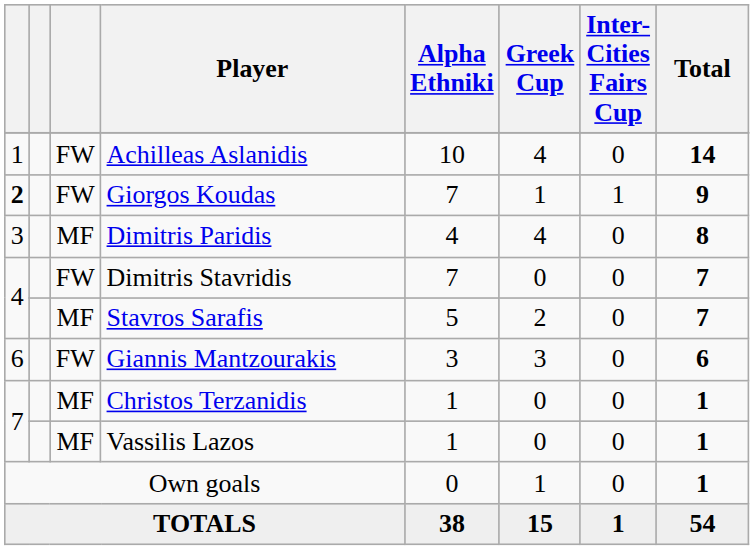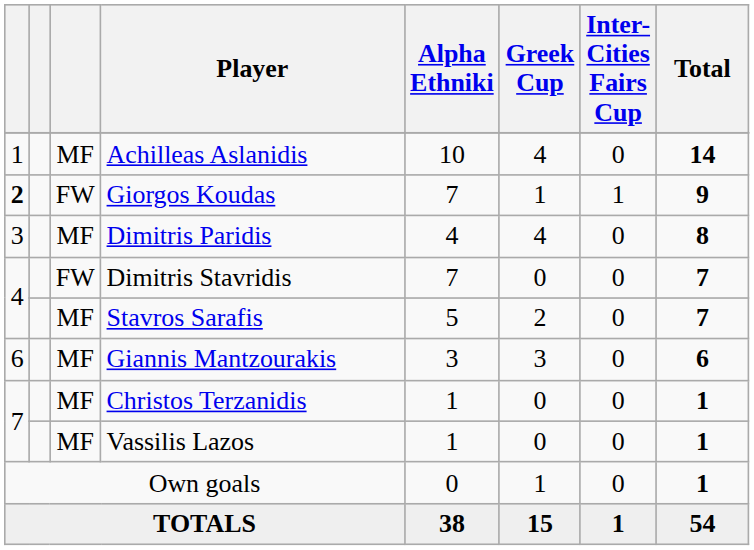(75, 153) FW -> (75, 153) MF
(75, 359) FW -> (75, 359) MF
